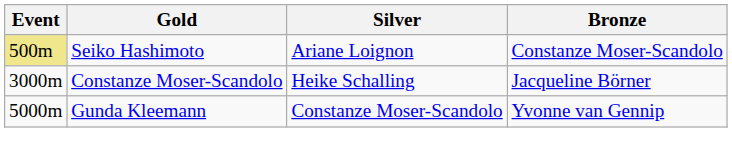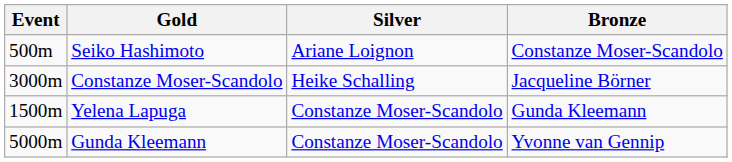(31, 50) khaki background -> (31, 50) no background
+ row: (129, 111)
